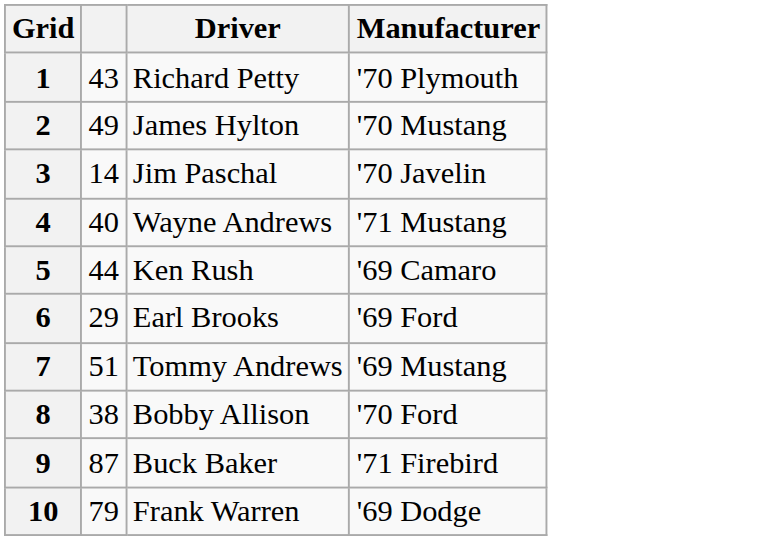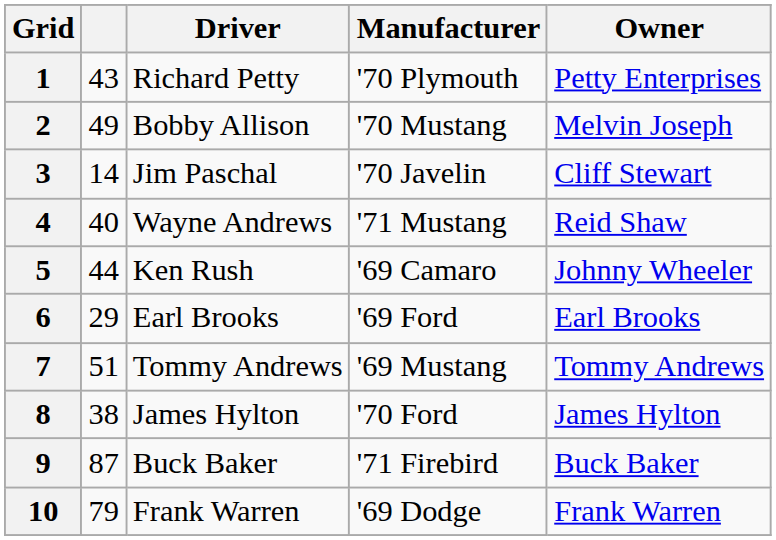+ column: (659, 28)
(216, 125) James Hylton -> (221, 125) Bobby Allison
(221, 414) Bobby Allison -> (216, 414) James Hylton
